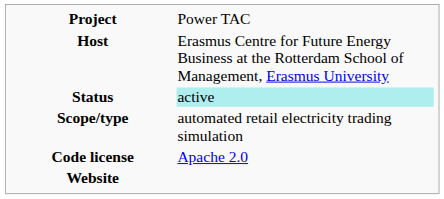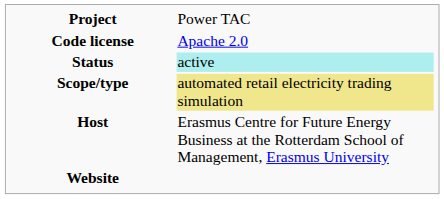rows swapped: (93, 41) <-> (93, 157)
(284, 127) no background -> (284, 92) khaki background
